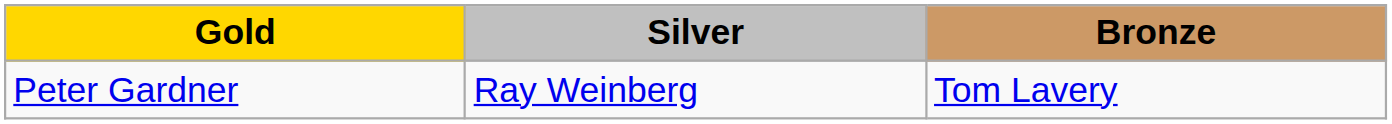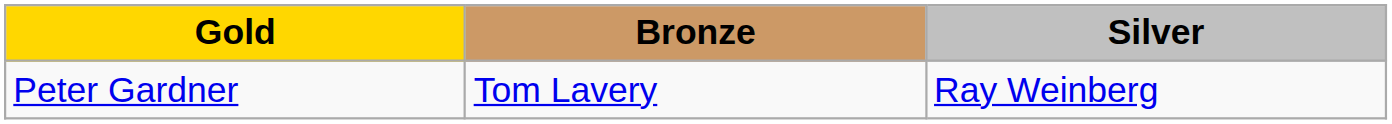columns swapped: (696, 32) <-> (1156, 32)
